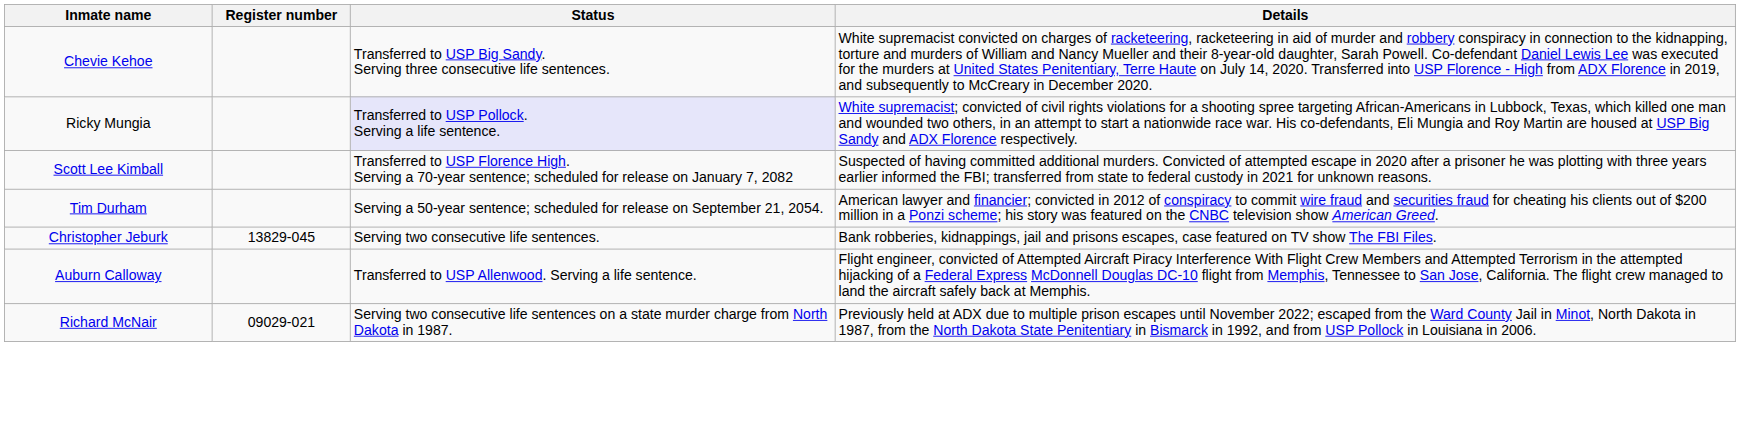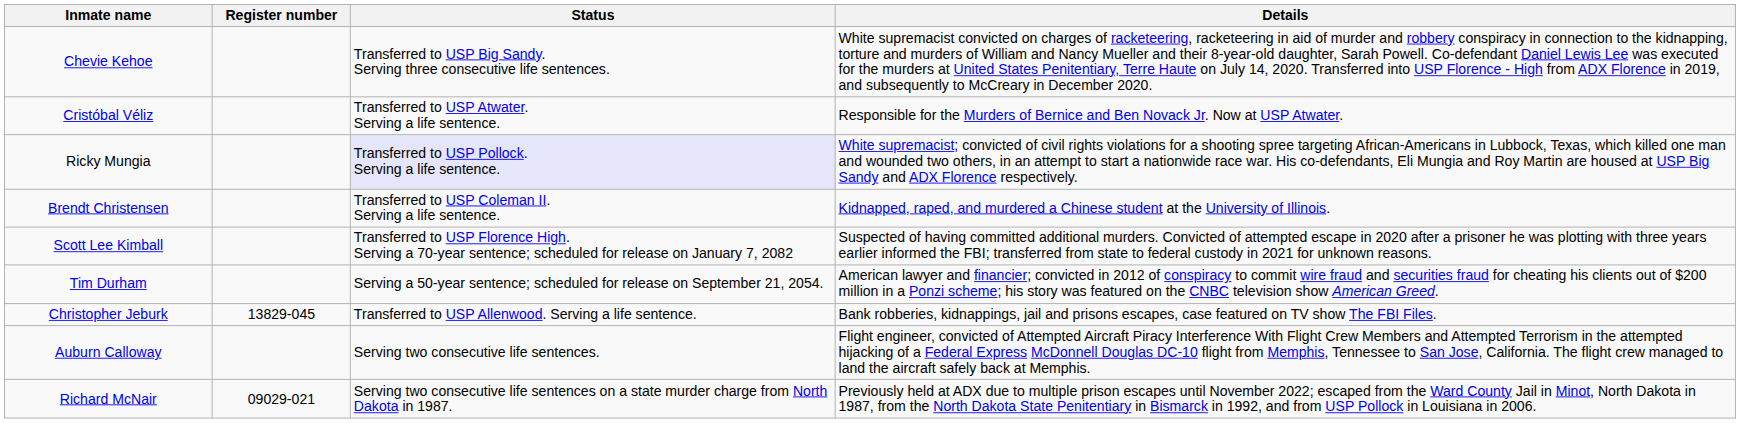+ row: (108, 115)
+ row: (108, 207)
(477, 238) Serving two consecutive life sentences. -> (525, 314) Transferred to USP Allenwood. Serving a life sentence.
(525, 276) Transferred to USP Allenwood. Serving a life sentence. -> (477, 352) Serving two consecutive life sentences.
